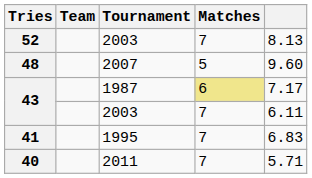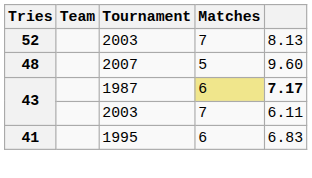(285, 89) normal -> (285, 89) bold
(203, 137) 7 -> (203, 137) 6
- row: (30, 162)
